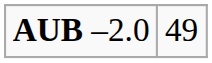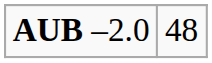(182, 30) 49 -> (182, 30) 48
